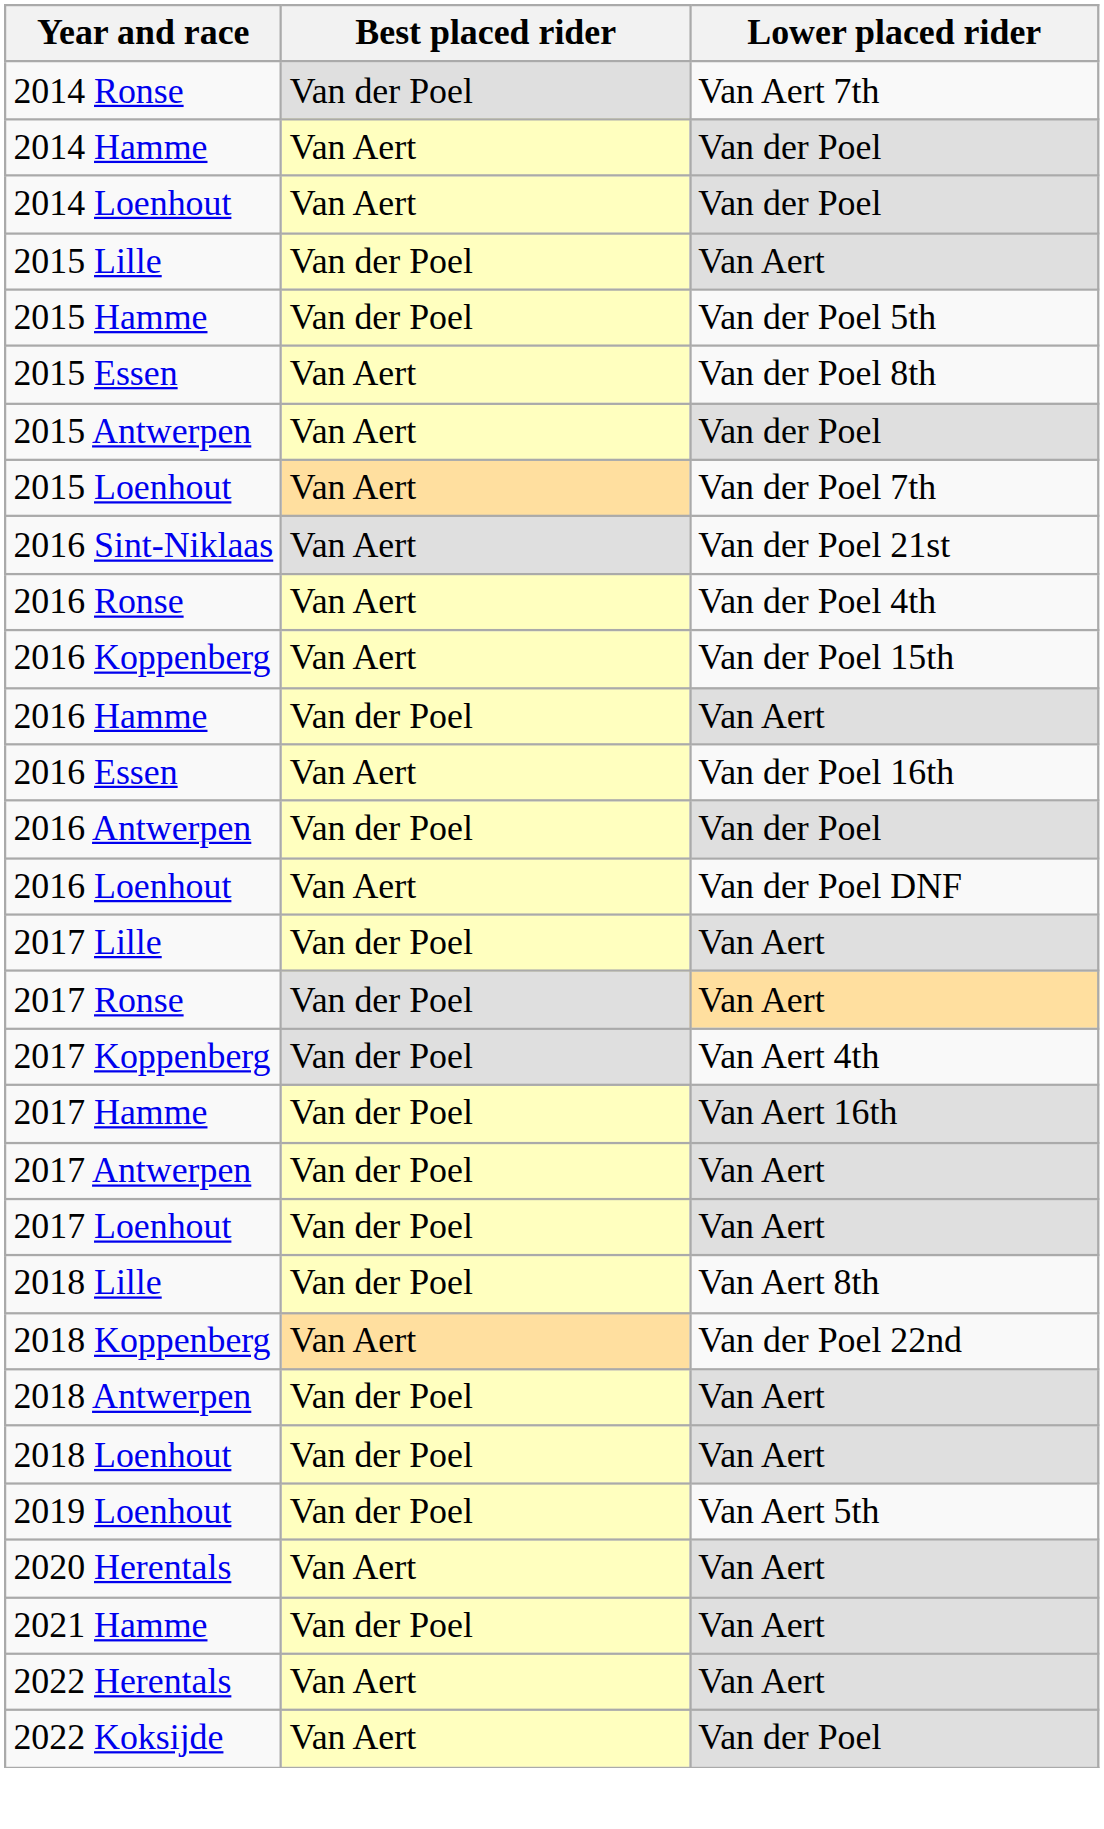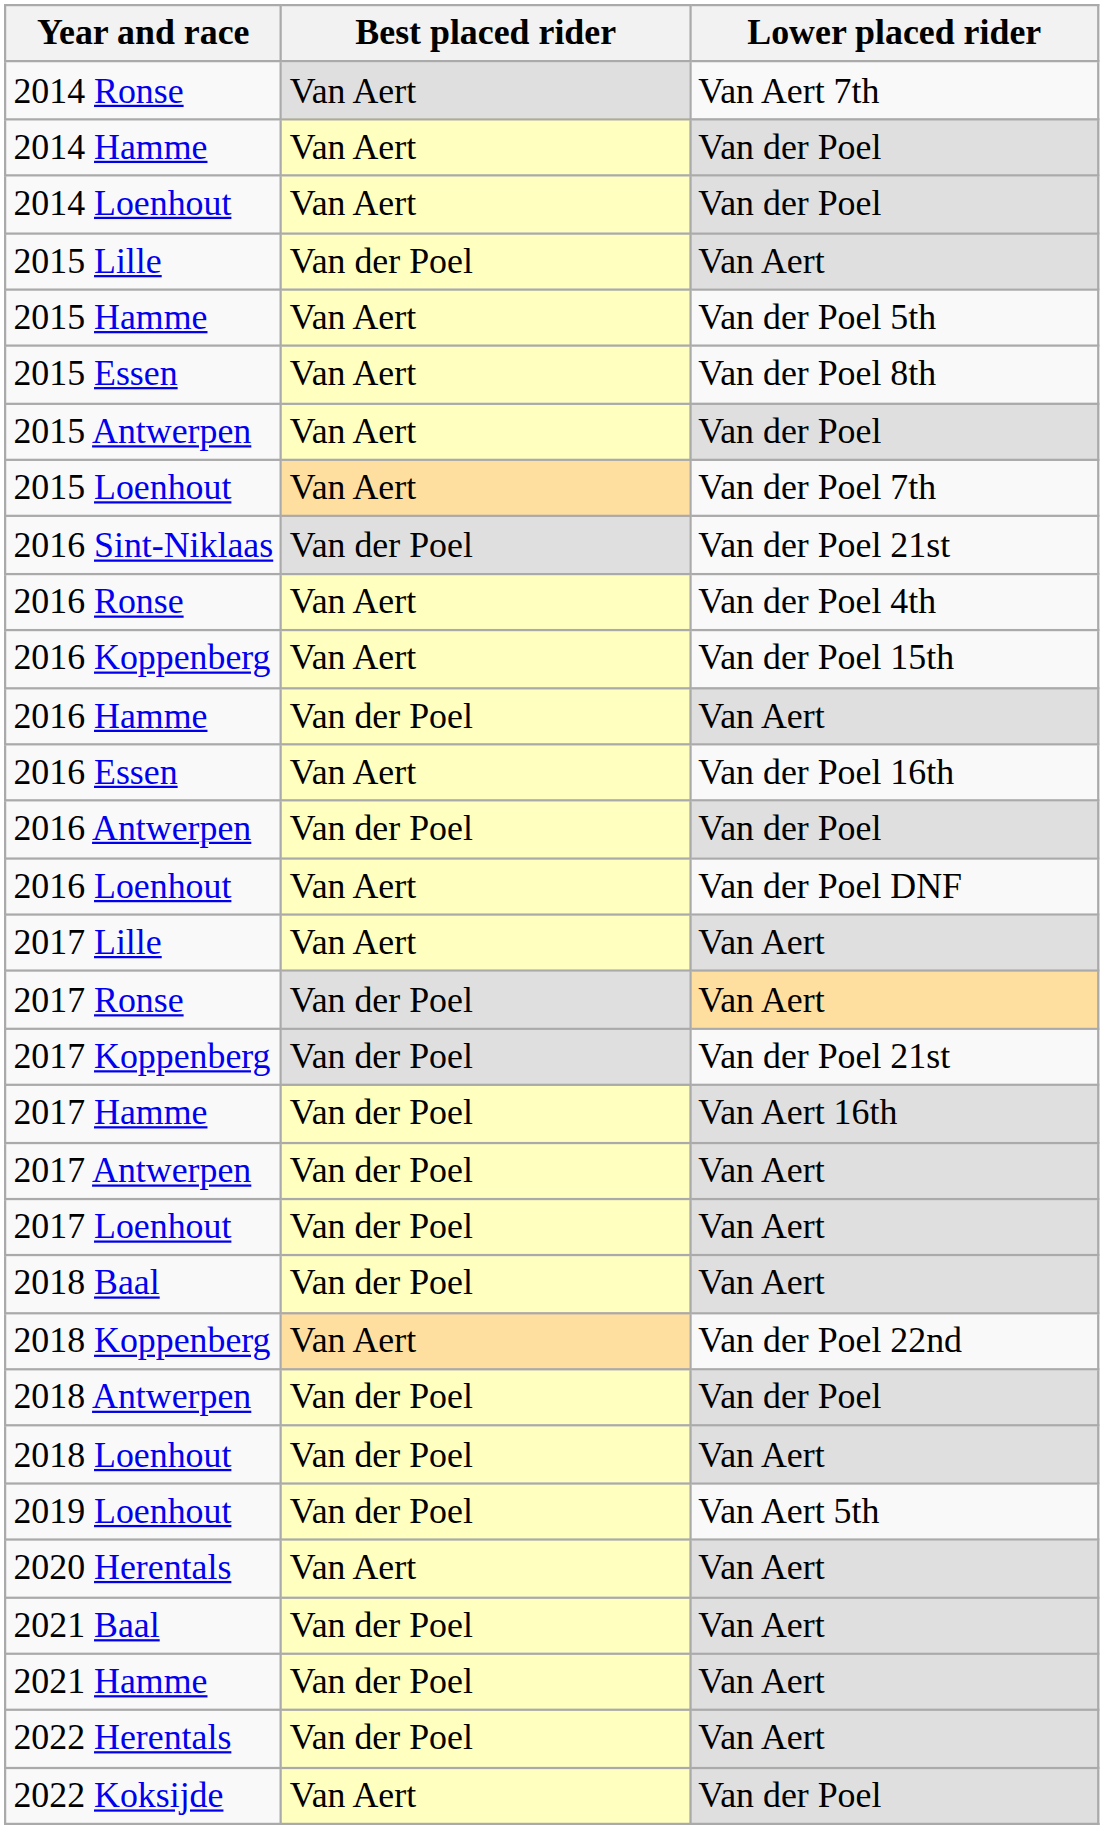(381, 89) Van der Poel -> (353, 89) Van Aert
(381, 317) Van der Poel -> (353, 317) Van Aert
(353, 544) Van Aert -> (381, 544) Van der Poel
(381, 942) Van der Poel -> (353, 942) Van Aert
(789, 1056) Van Aert 4th -> (824, 1056) Van der Poel 21st
+ row: (87, 1283)
- row: (88, 1283)
(761, 1397) Van Aert -> (790, 1397) Van der Poel
+ row: (87, 1624)
(353, 1681) Van Aert -> (381, 1738) Van der Poel
